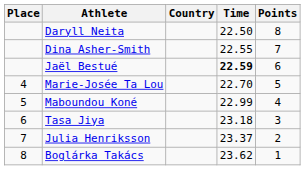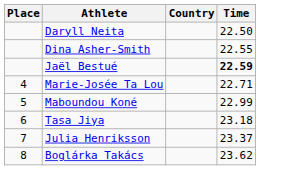- column: (278, 13)
(236, 85) 22.70 -> (236, 85) 22.71
